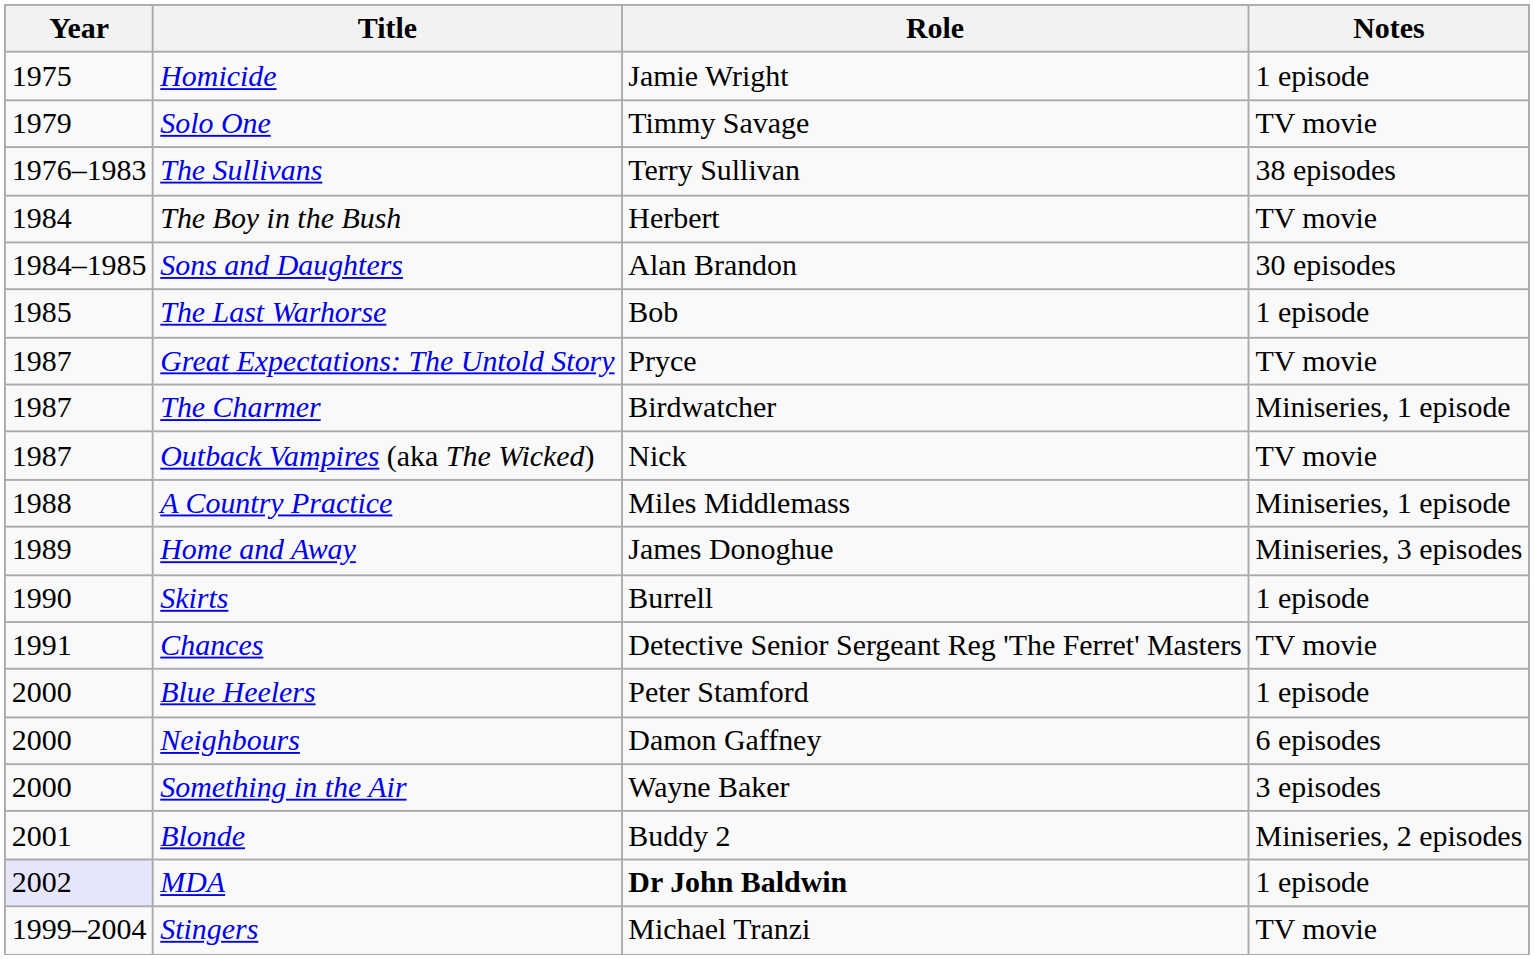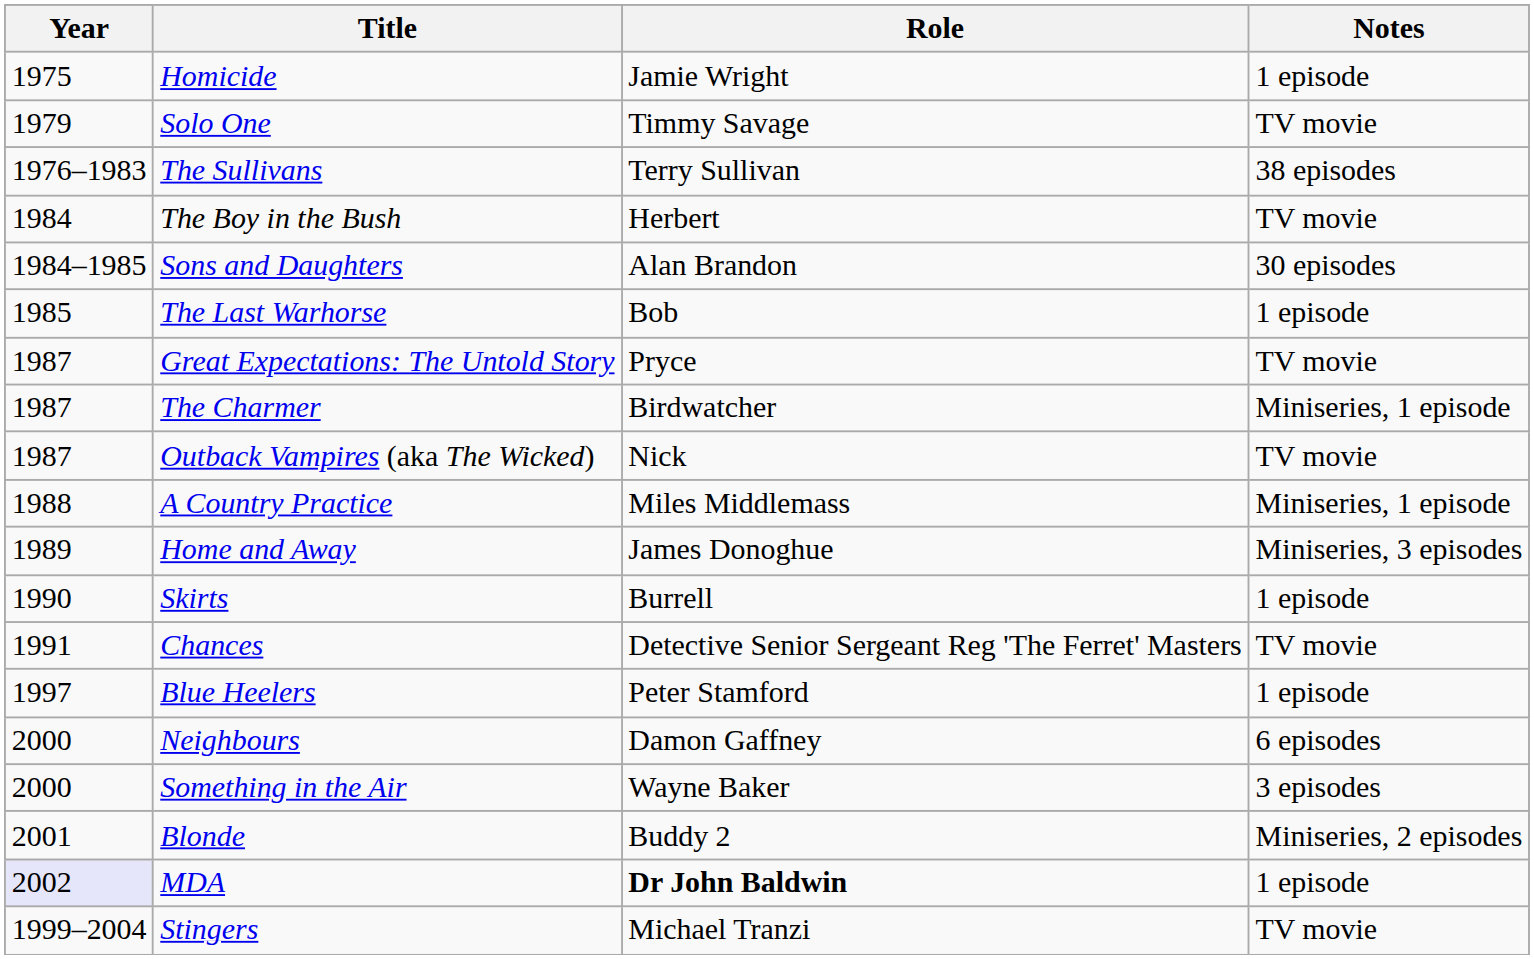(42, 692) 2000 -> (42, 692) 1997
